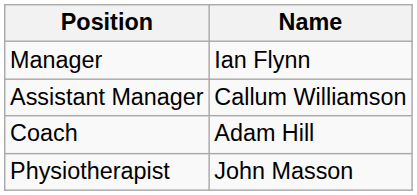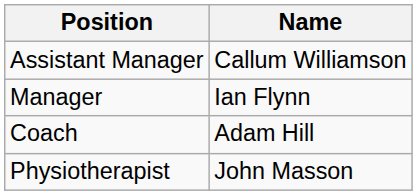rows swapped: (56, 60) <-> (107, 97)
